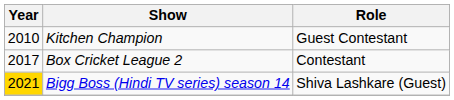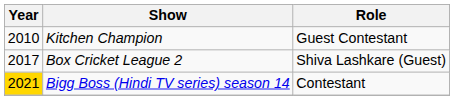(331, 60) Contestant -> (371, 60) Shiva Lashkare (Guest)
(371, 83) Shiva Lashkare (Guest) -> (331, 83) Contestant
